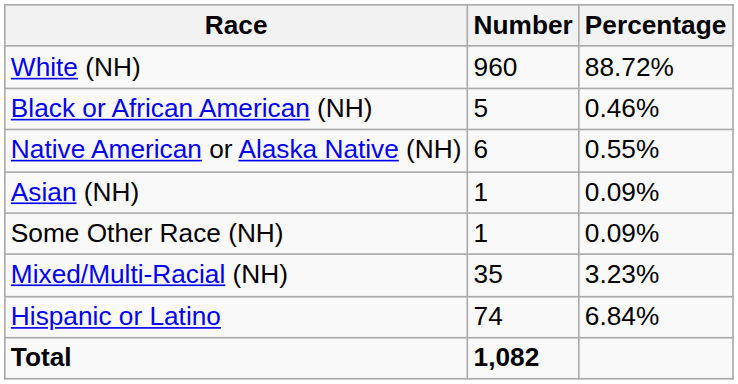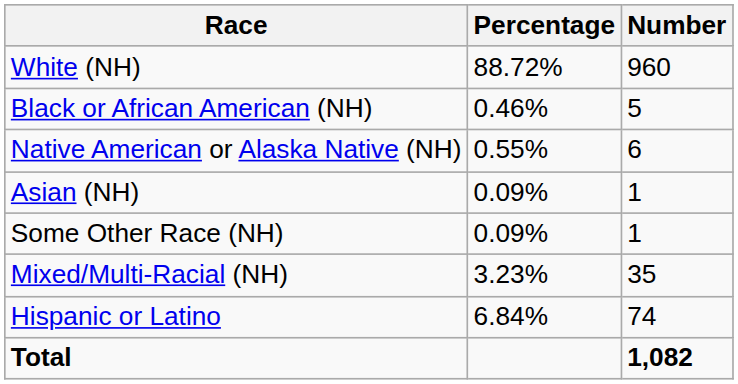columns swapped: (523, 25) <-> (656, 25)
